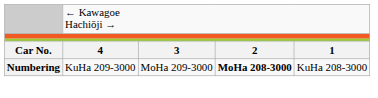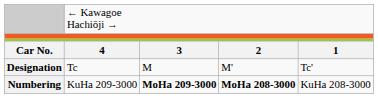+ row: (34, 67)
(177, 67) normal -> (179, 84) bold
